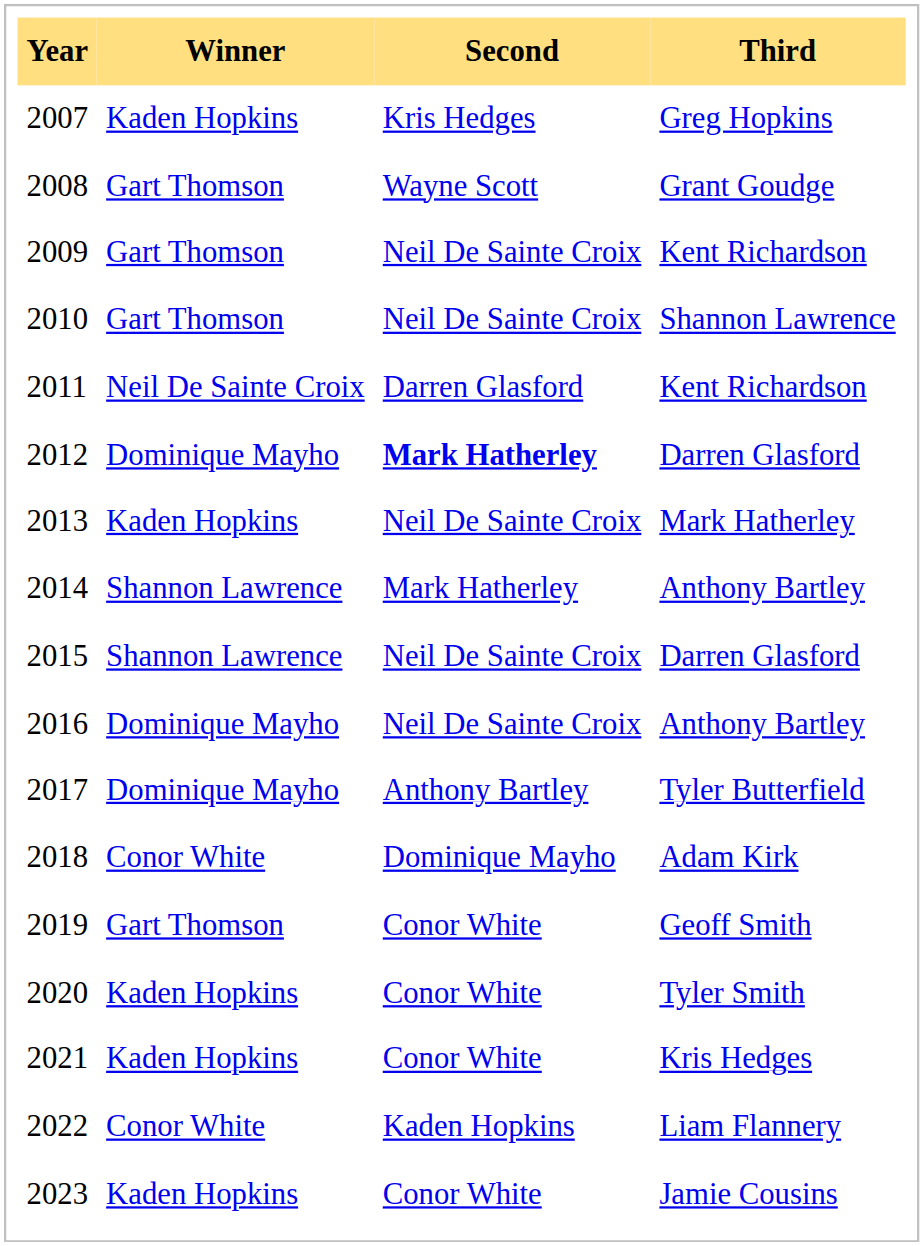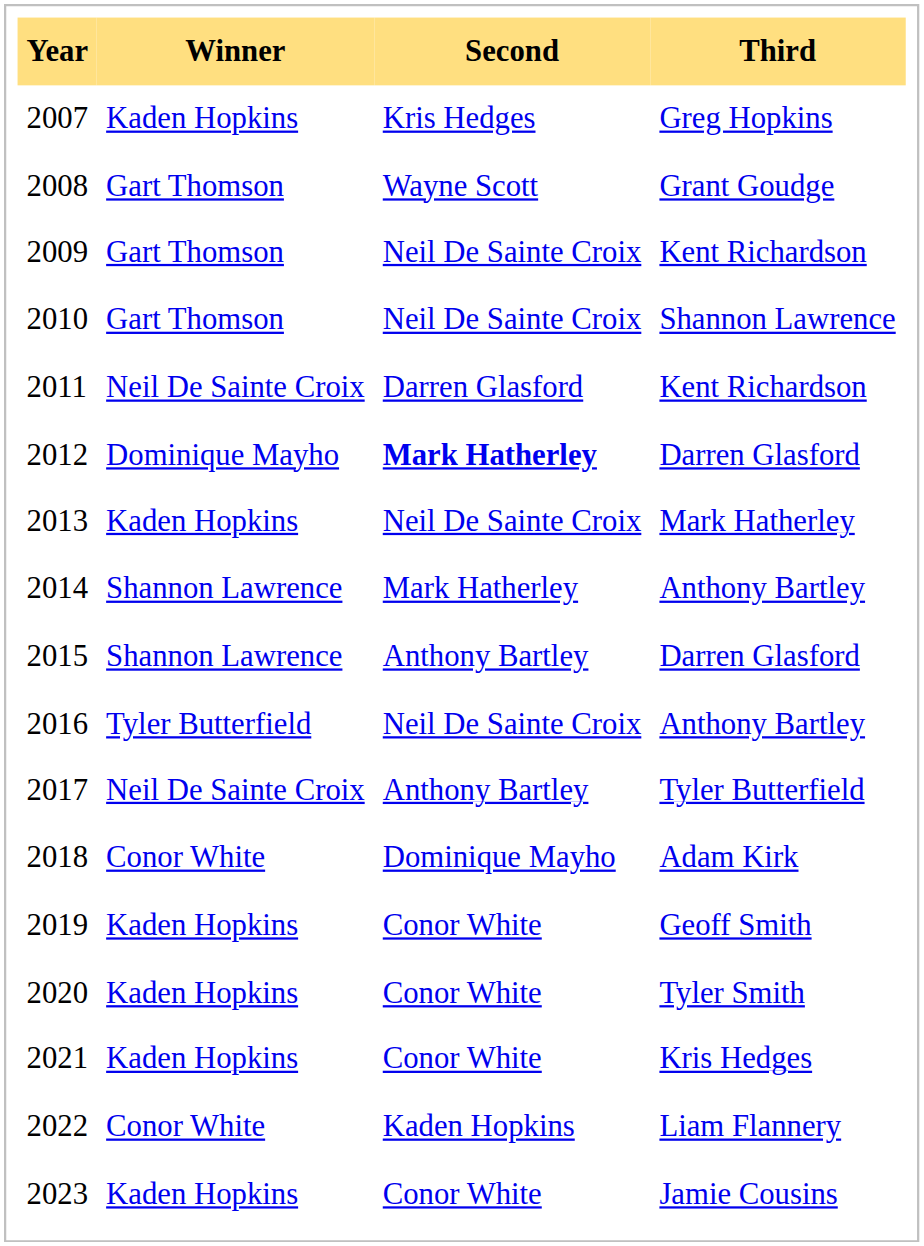(512, 656) Neil De Sainte Croix -> (486, 656) Anthony Bartley
(223, 723) Dominique Mayho -> (209, 723) Tyler Butterfield
(223, 790) Dominique Mayho -> (235, 790) Neil De Sainte Croix
(195, 925) Gart Thomson -> (202, 925) Kaden Hopkins
